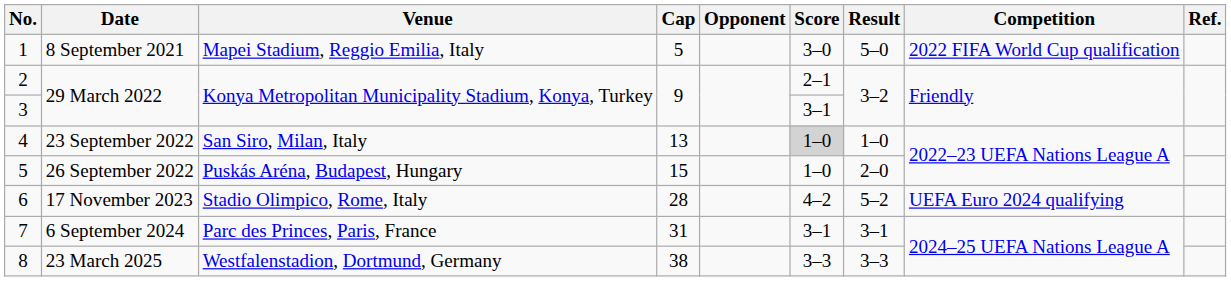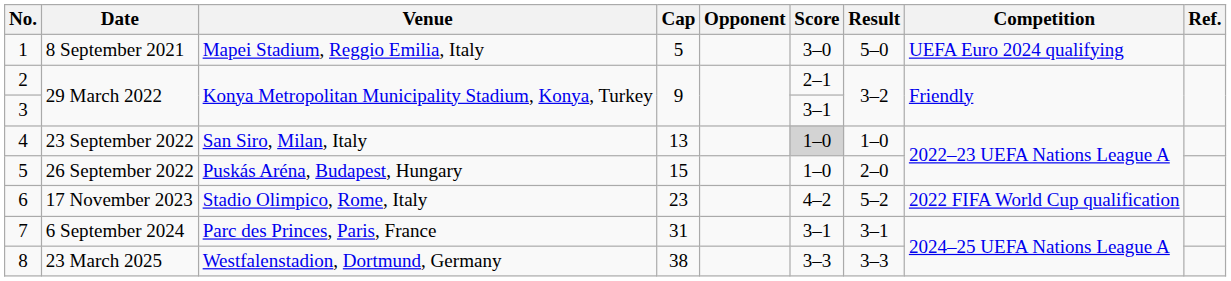(1044, 49) 2022 FIFA World Cup qualification -> (1016, 49) UEFA Euro 2024 qualifying
(678, 200) 28 -> (678, 200) 23
(1016, 200) UEFA Euro 2024 qualifying -> (1044, 200) 2022 FIFA World Cup qualification
